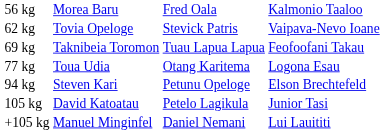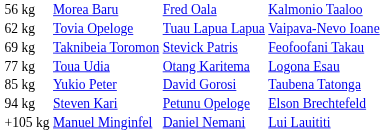(200, 28) Stevick Patris -> (214, 28) Tuau Lapua Lapua
(214, 47) Tuau Lapua Lapua -> (200, 47) Stevick Patris
+ row: (20, 85)
- row: (23, 103)
